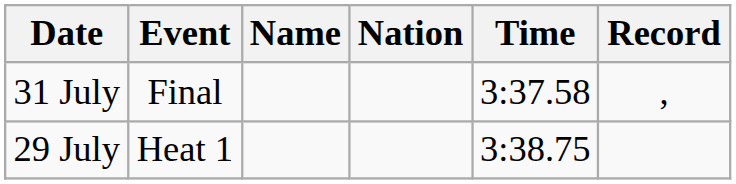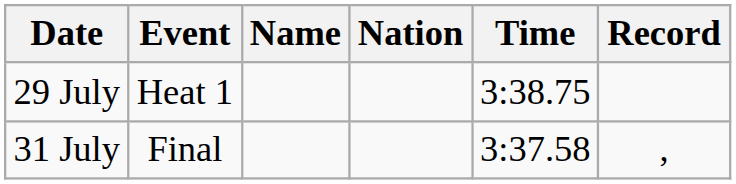rows swapped: (67, 149) <-> (67, 91)
